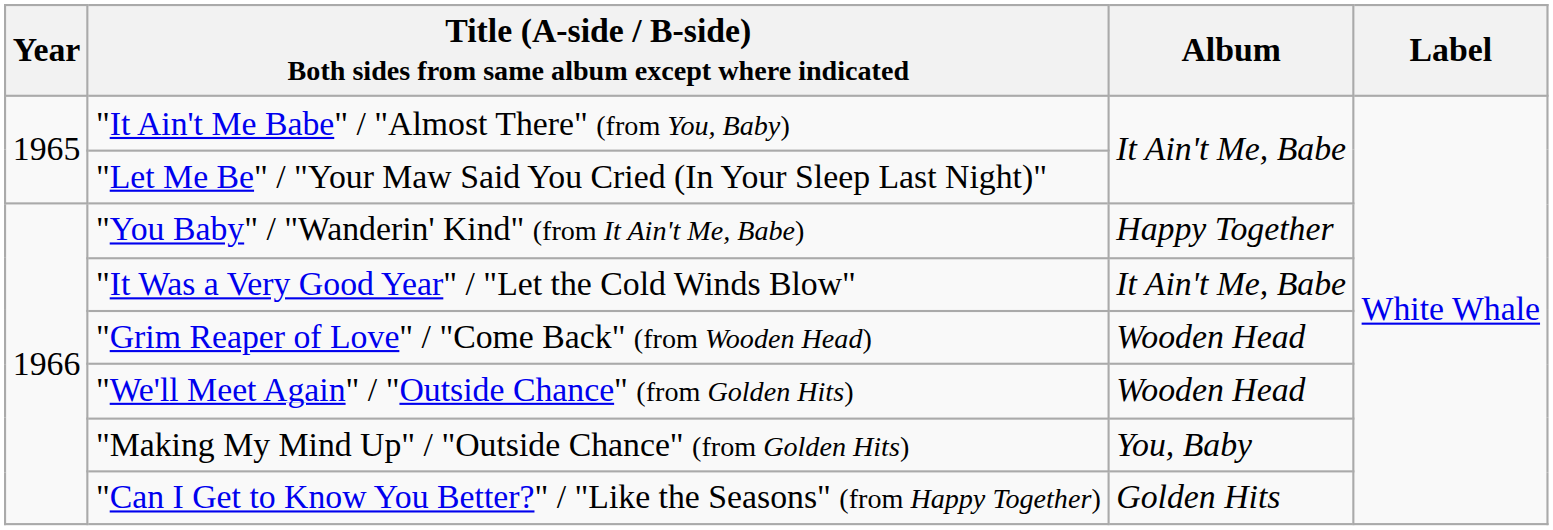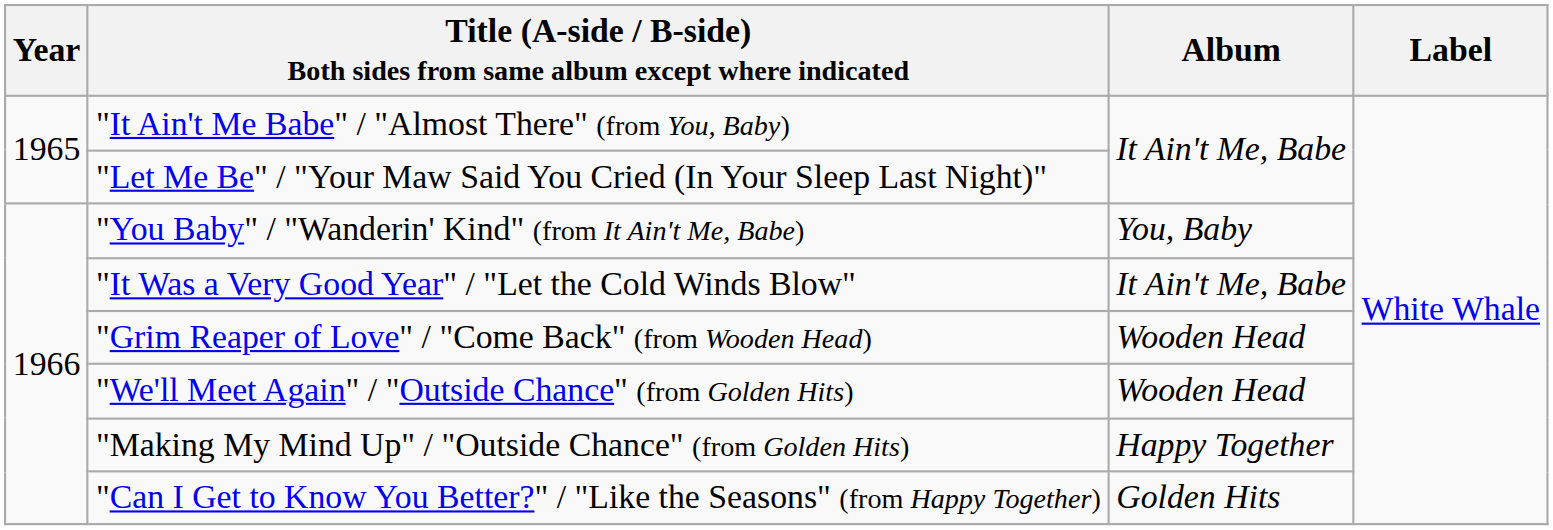(1225, 229) Happy Together -> (1184, 229) You, Baby
(1184, 444) You, Baby -> (1225, 444) Happy Together
